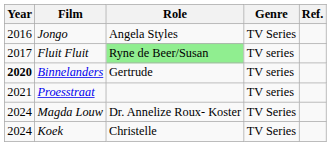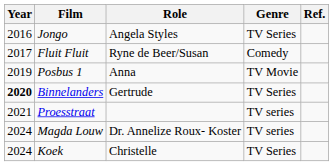(159, 53) lightgreen background -> (159, 53) no background
(270, 53) TV series -> (268, 53) Comedy
+ row: (60, 72)
(270, 72) TV series -> (271, 92) TV Series
(271, 111) TV Series -> (270, 131) TV series
